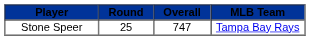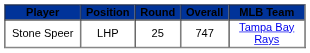+ column: (108, 12)
